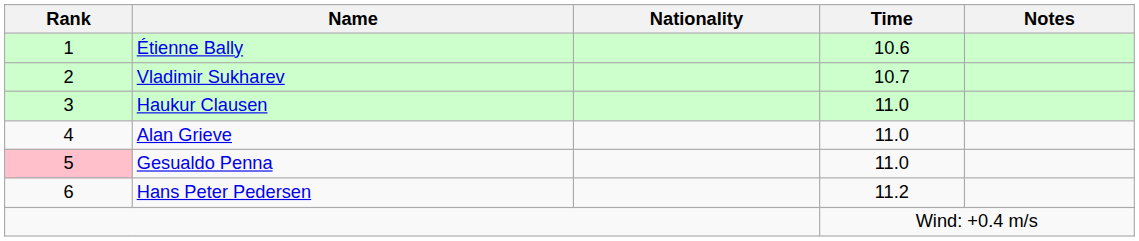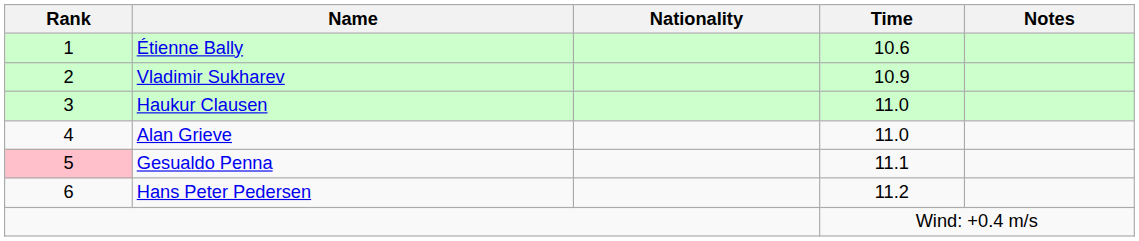(892, 76) 10.7 -> (892, 76) 10.9
(892, 163) 11.0 -> (892, 163) 11.1
